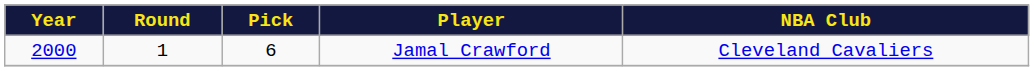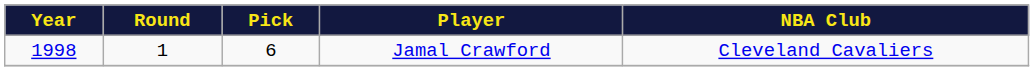(54, 51) 2000 -> (54, 51) 1998
